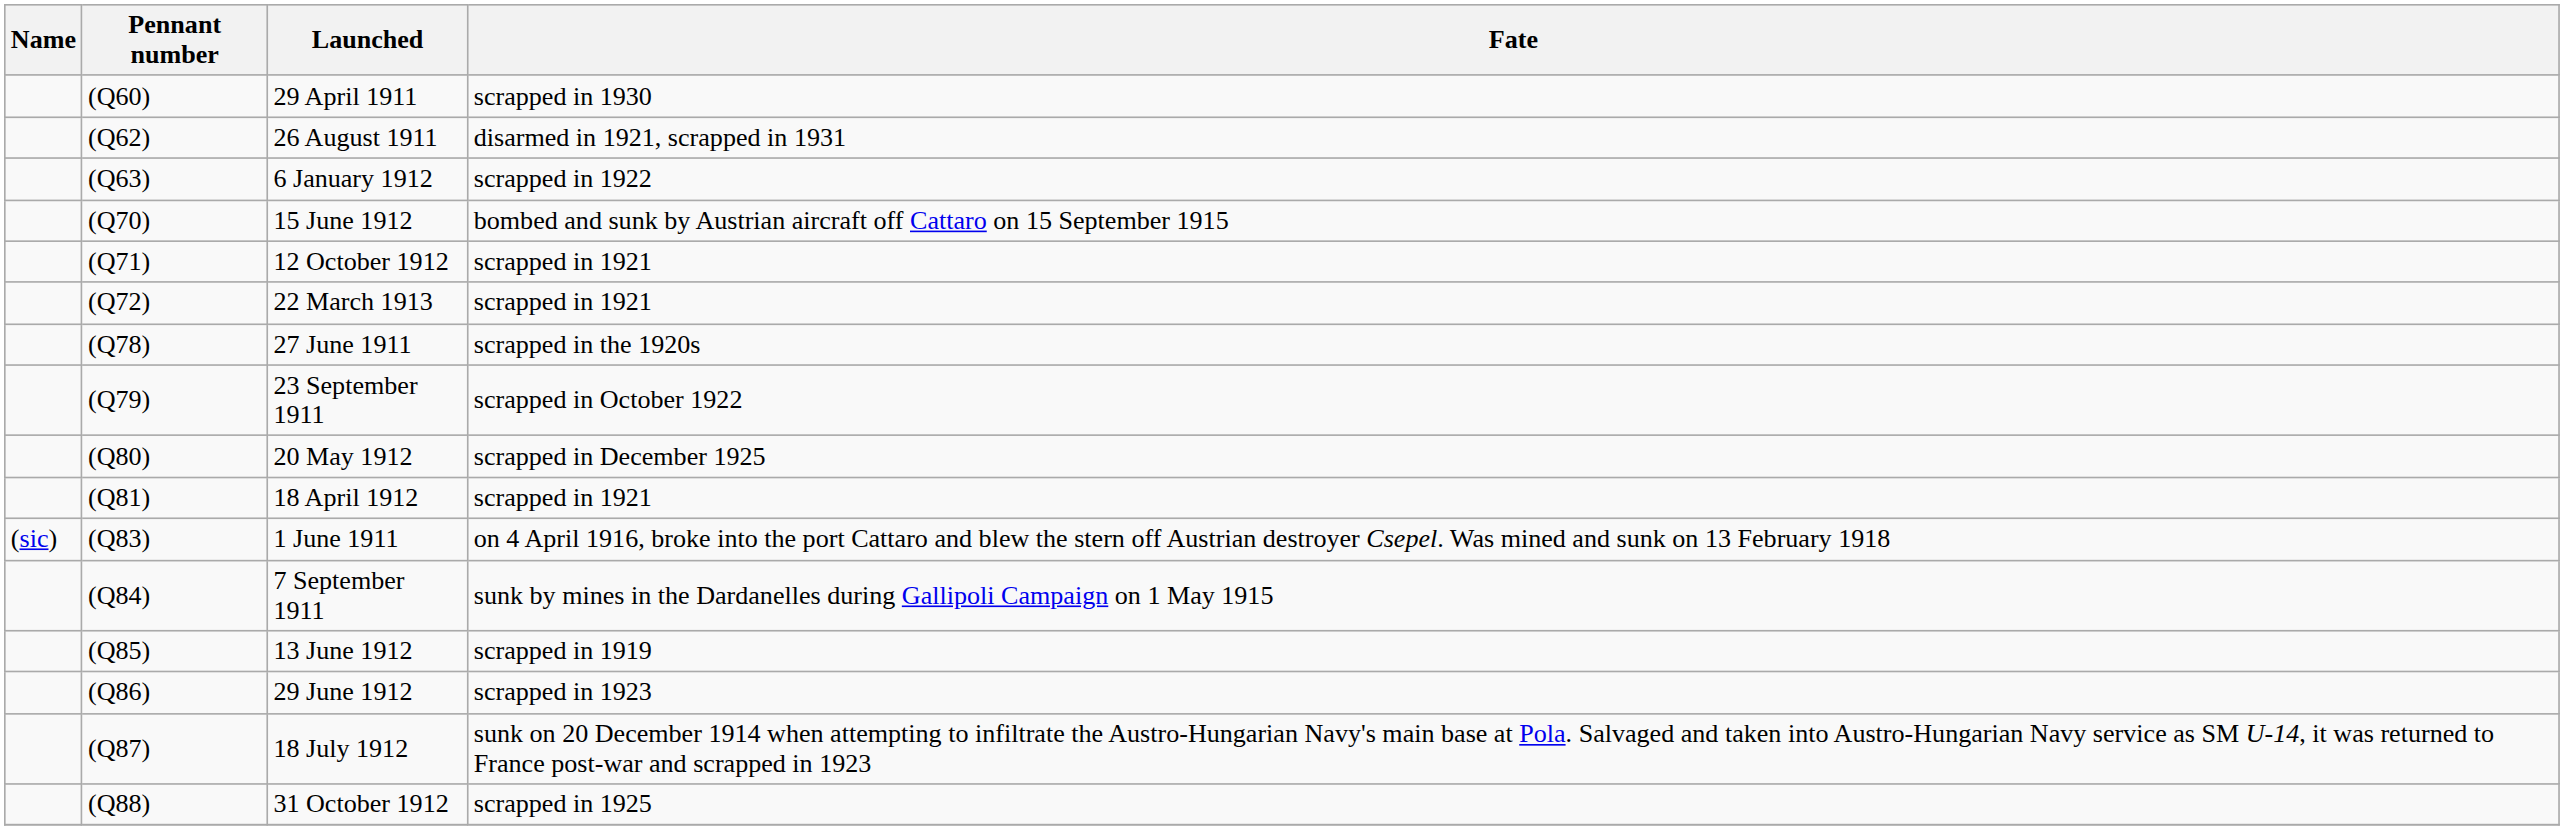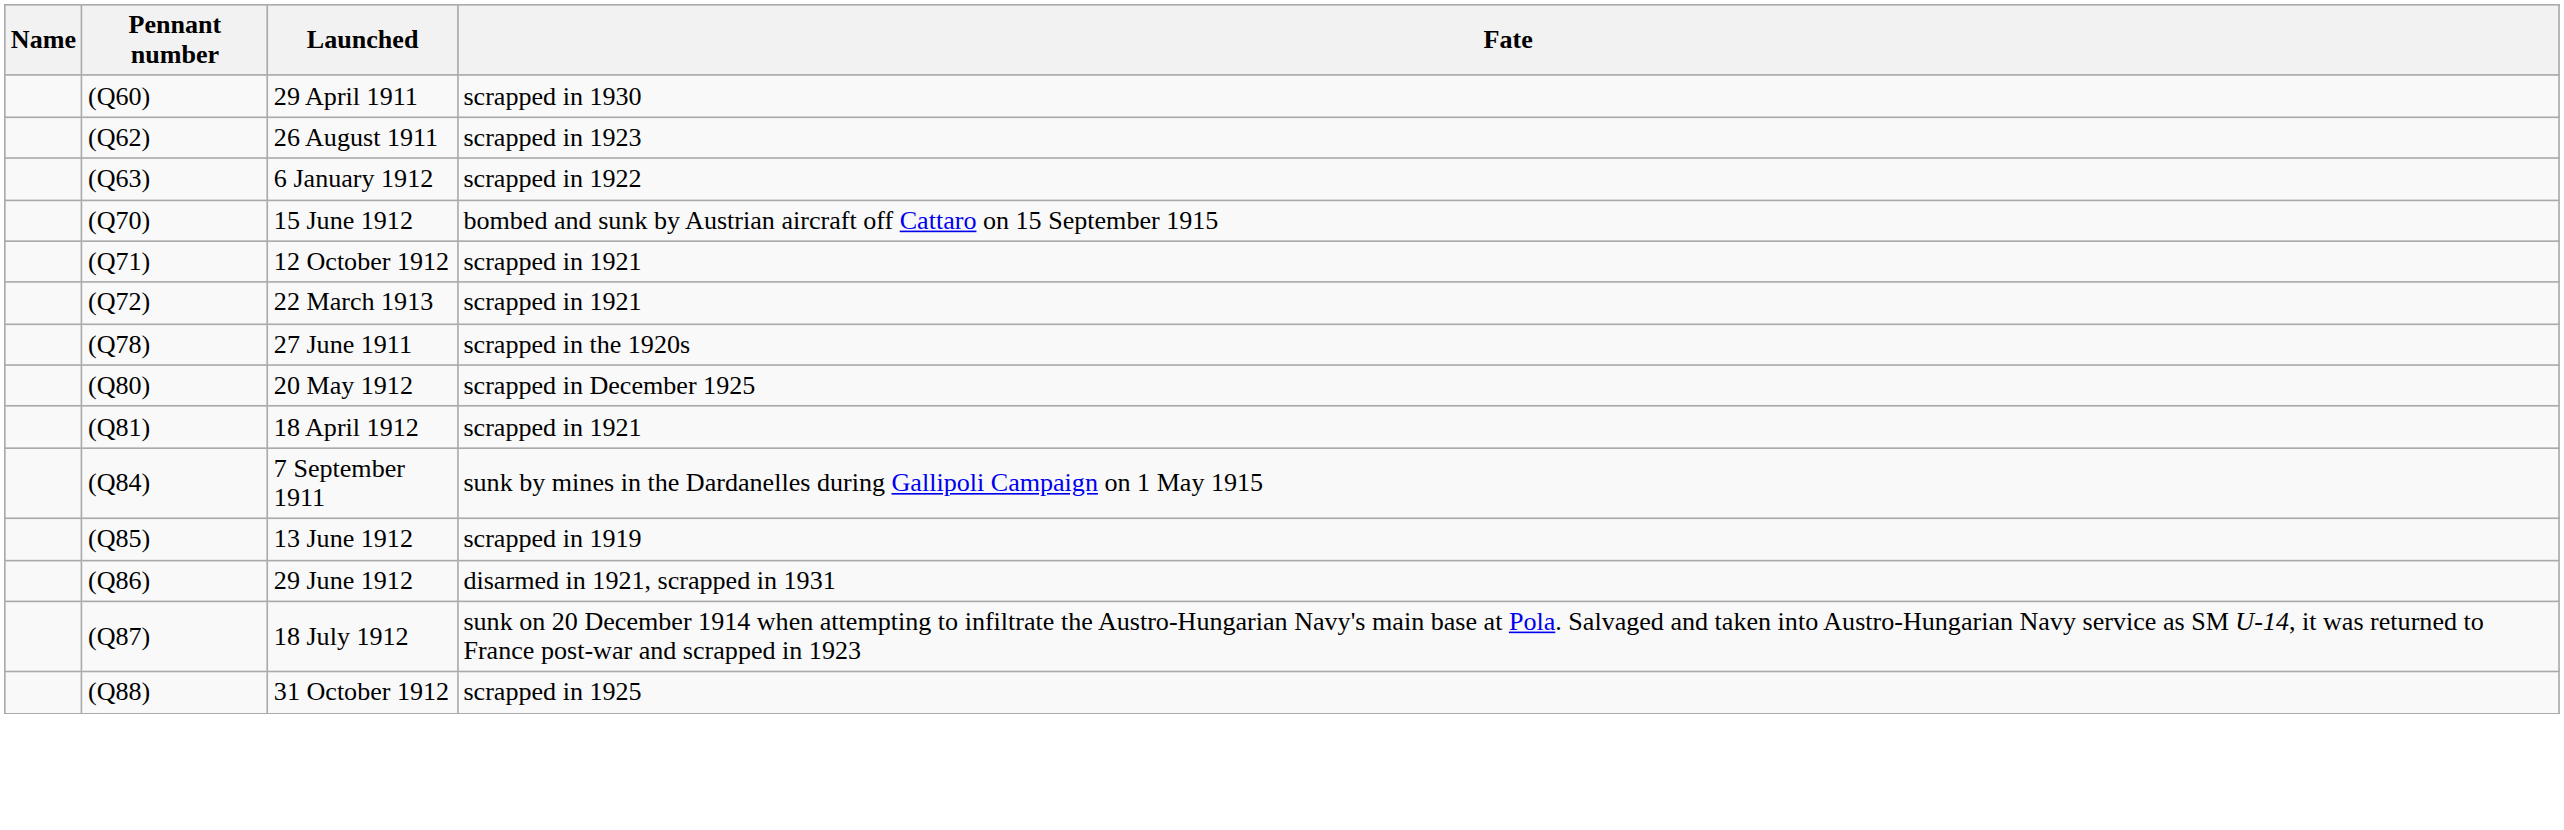(660, 137) disarmed in 1921, scrapped in 1931 -> (553, 137) scrapped in 1923
- row: (345, 400)
- row: (336, 538)
(563, 692) scrapped in 1923 -> (650, 580) disarmed in 1921, scrapped in 1931
